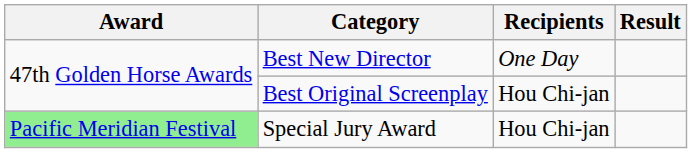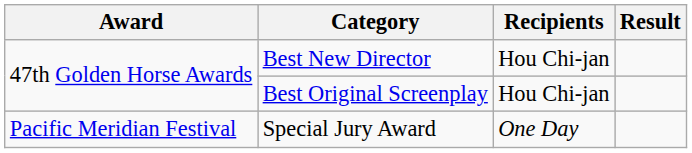(538, 57) One Day -> (554, 57) Hou Chi-jan
(123, 128) lightgreen background -> (123, 128) no background
(554, 128) Hou Chi-jan -> (538, 128) One Day
